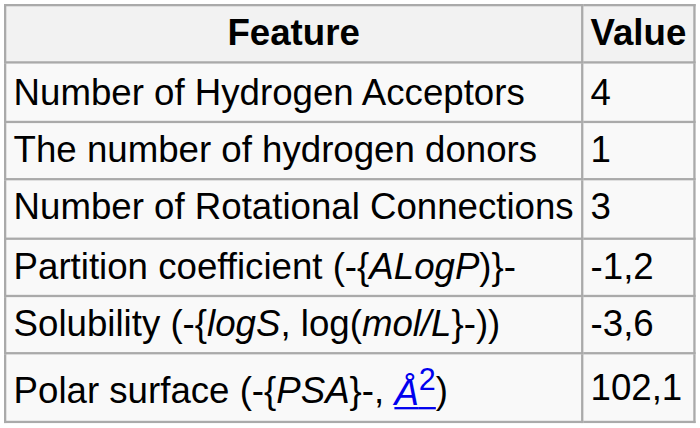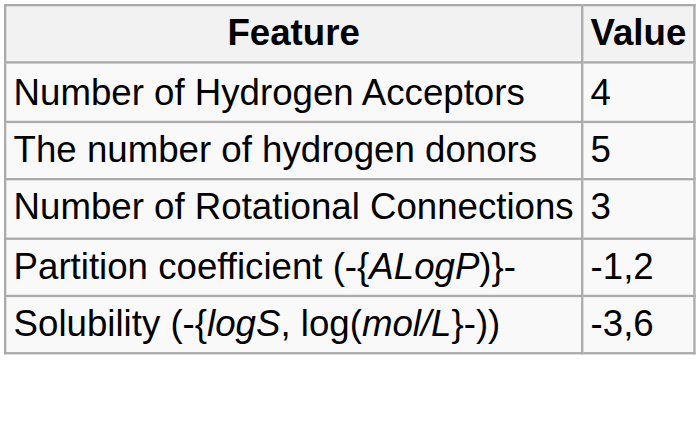(601, 149) 1 -> (601, 149) 5
- row: (231, 387)
